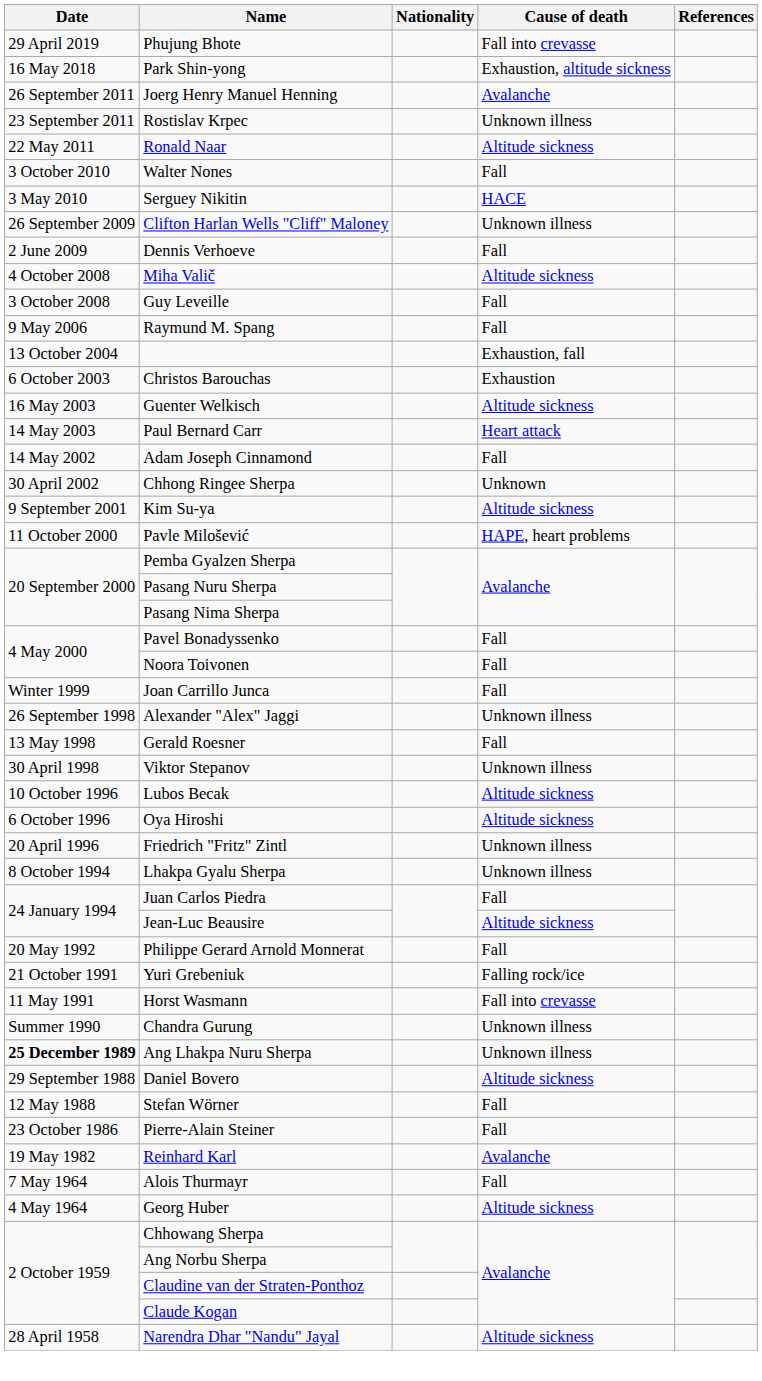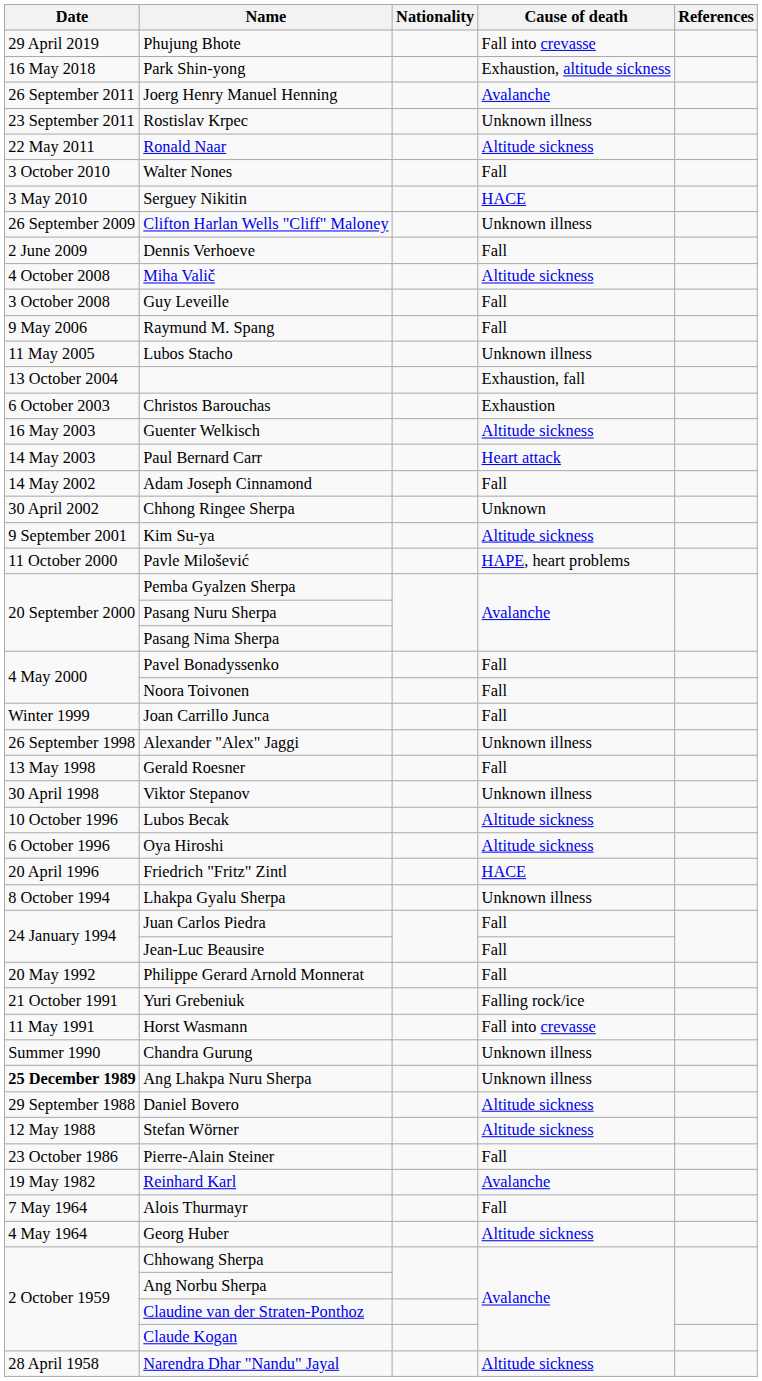+ row: (188, 353)
(537, 845) Unknown illness -> (504, 871) HACE
(538, 923) Altitude sickness -> (494, 949) Fall
(494, 1104) Fall -> (538, 1130) Altitude sickness
